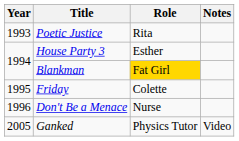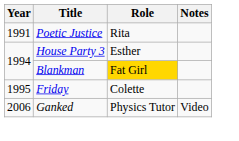(19, 32) 1993 -> (19, 32) 1991
- row: (82, 107)
(19, 126) 2005 -> (19, 107) 2006
